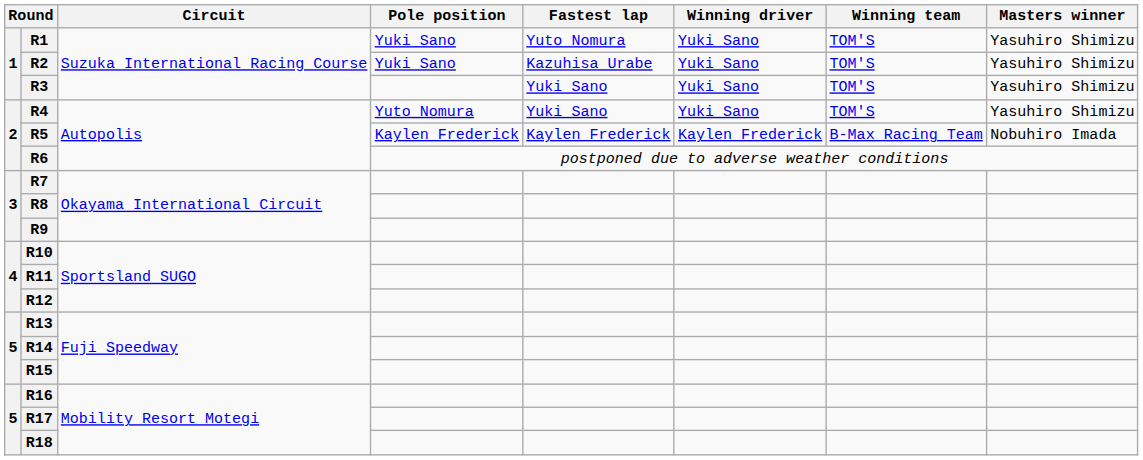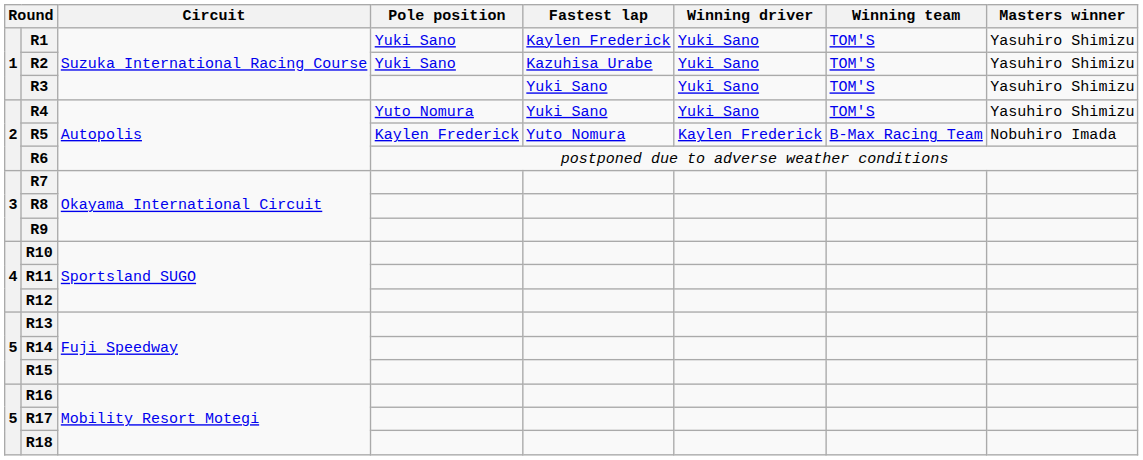(576, 40) Yuto Nomura -> (598, 40) Kaylen Frederick
(598, 135) Kaylen Frederick -> (576, 135) Yuto Nomura
